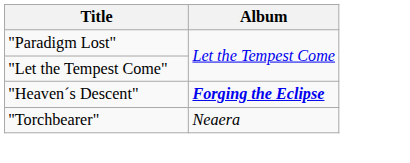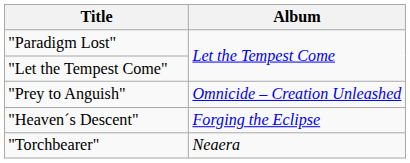+ row: (67, 94)
(258, 94) bold -> (256, 119) normal
